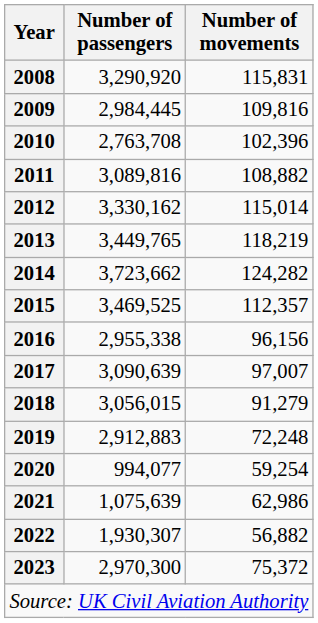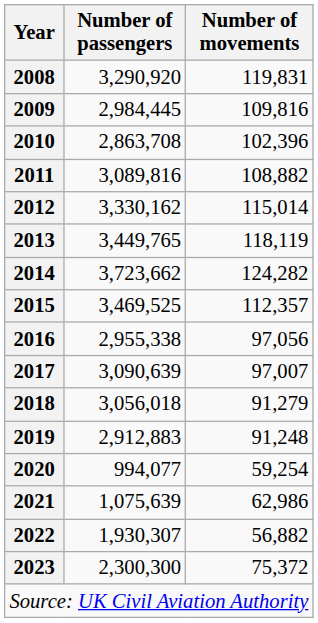(275, 76) 115,831 -> (275, 76) 119,831
(140, 142) 2,763,708 -> (140, 142) 2,863,708
(275, 240) 118,219 -> (276, 240) 118,119
(280, 338) 96,156 -> (280, 338) 97,056
(140, 404) 3,056,015 -> (140, 404) 3,056,018
(280, 436) 72,248 -> (280, 436) 91,248
(140, 567) 2,970,300 -> (140, 567) 2,300,300
